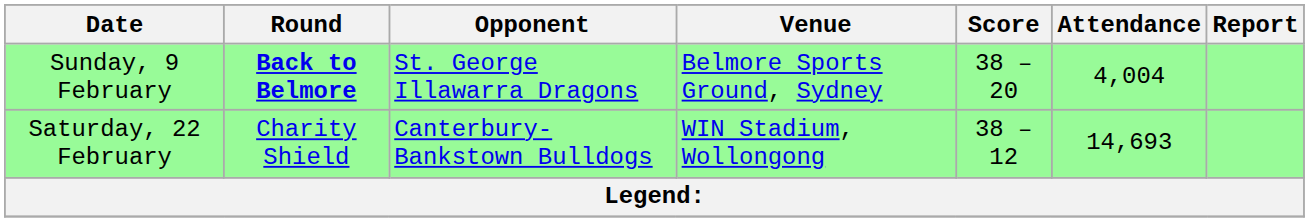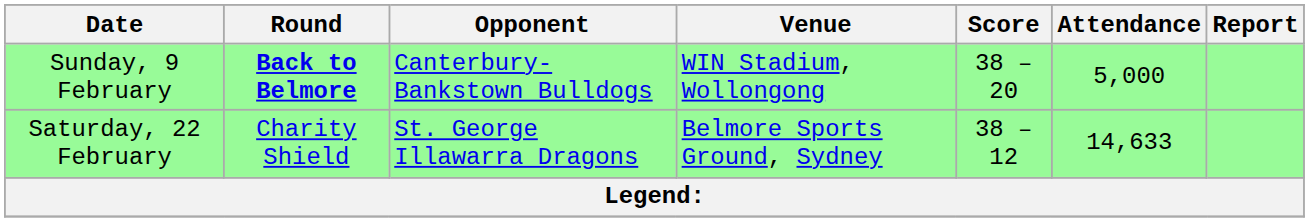(516, 77) St. George Illawarra Dragons -> (523, 77) Canterbury-Bankstown Bulldogs
(782, 77) Belmore Sports Ground, Sydney -> (768, 77) WIN Stadium, Wollongong
(1129, 77) 4,004 -> (1129, 77) 5,000
(523, 144) Canterbury-Bankstown Bulldogs -> (516, 144) St. George Illawarra Dragons
(768, 144) WIN Stadium, Wollongong -> (782, 144) Belmore Sports Ground, Sydney
(1129, 144) 14,693 -> (1129, 144) 14,633
